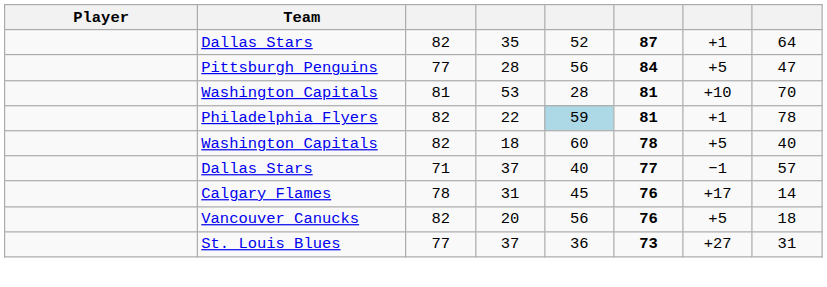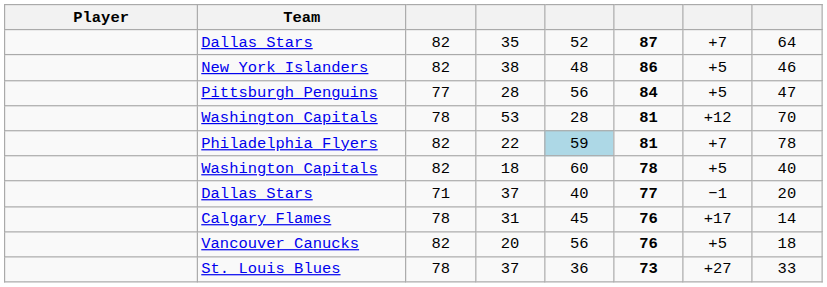(718, 42) +1 -> (718, 42) +7
+ row: (285, 68)
(441, 93) 81 -> (441, 118) 78
(718, 93) +10 -> (718, 118) +12
(718, 118) +1 -> (718, 143) +7
(787, 168) 57 -> (787, 194) 20
(441, 244) 77 -> (441, 269) 78
(787, 244) 31 -> (787, 269) 33
